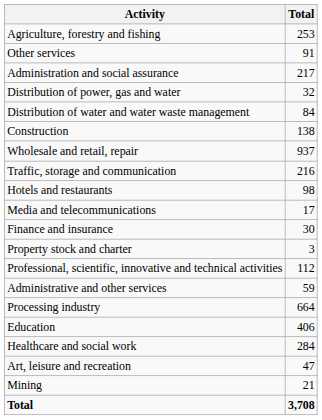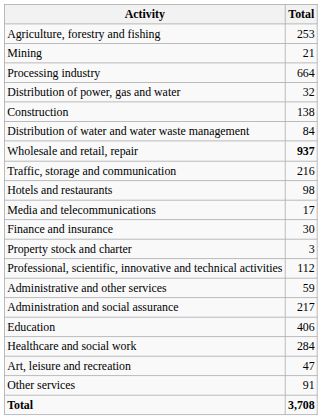rows swapped: (25, 385) <-> (41, 53)
rows swapped: (54, 307) <-> (93, 73)
rows swapped: (128, 112) <-> (38, 131)
(306, 151) normal -> (306, 151) bold
